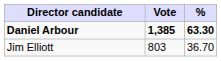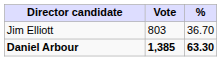rows swapped: (43, 30) <-> (30, 47)
